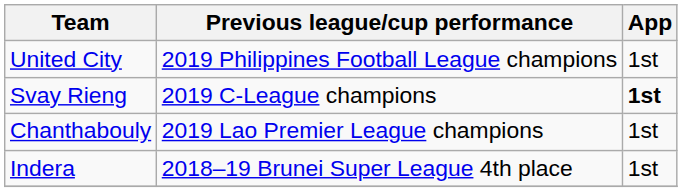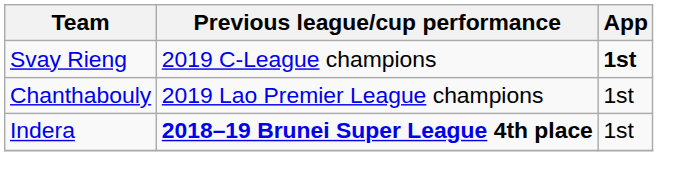- row: (66, 58)
(367, 167) normal -> (377, 131) bold
